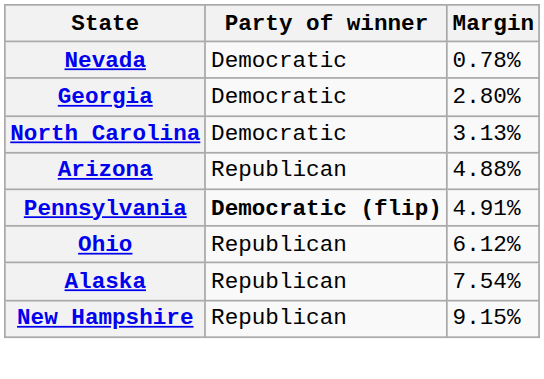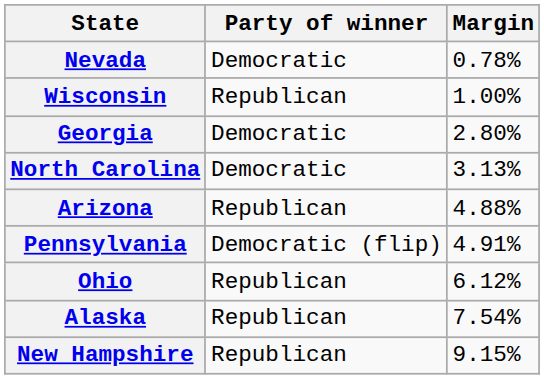+ row: (105, 97)
(326, 208) bold -> (326, 245) normal
